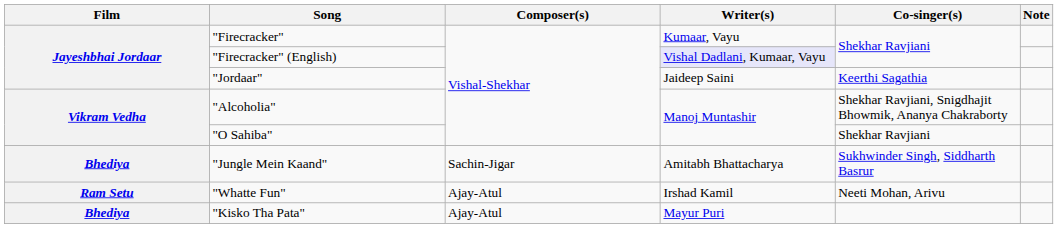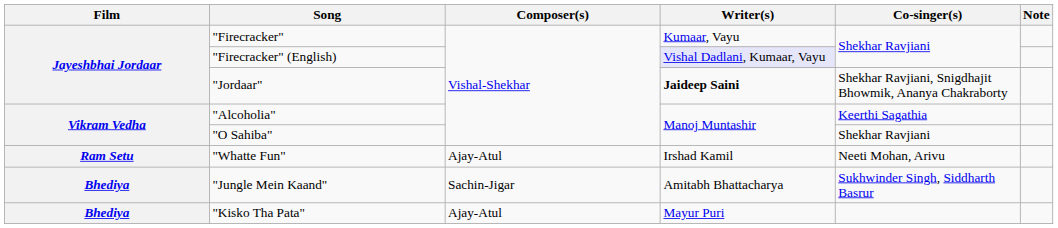(699, 78) normal -> (701, 85) bold
(883, 78) Keerthi Sagathia -> (923, 85) Shekhar Ravjiani, Snigdhajit Bhowmik, Ananya Chakraborty
(923, 106) Shekhar Ravjiani, Snigdhajit Bhowmik, Ananya Chakraborty -> (883, 114) Keerthi Sagathia
rows swapped: (270, 163) <-> (249, 192)
